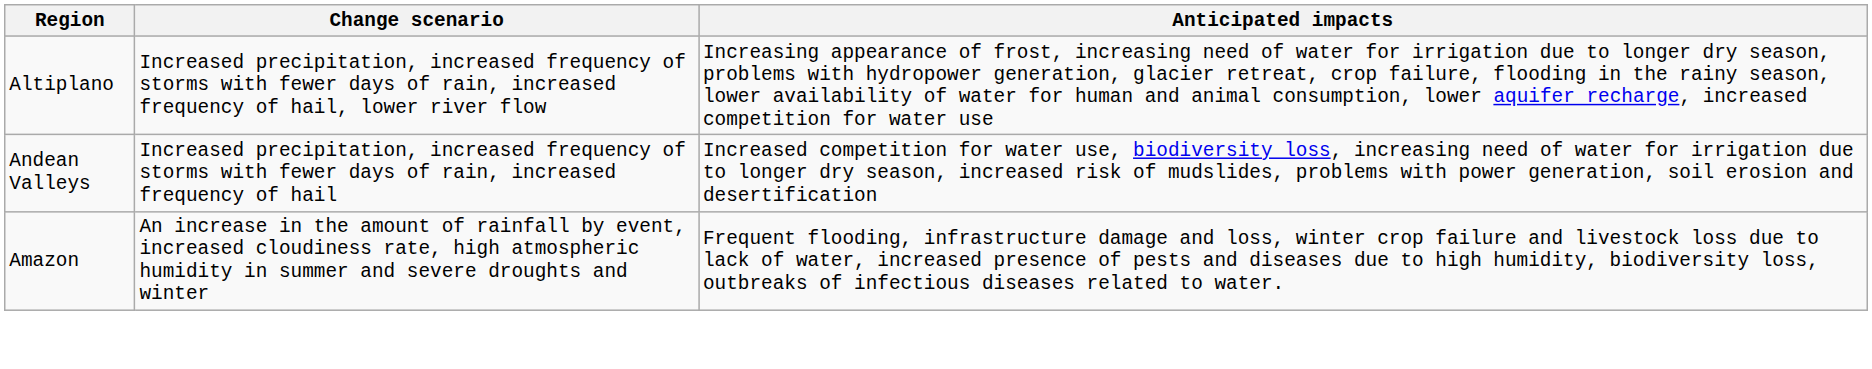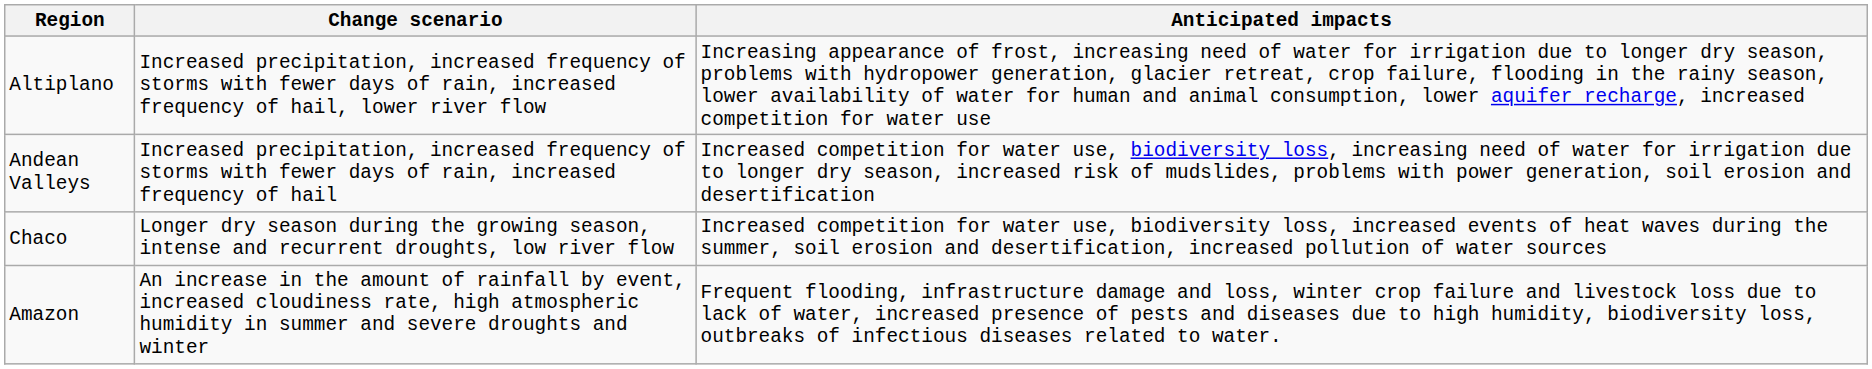+ row: (38, 238)
